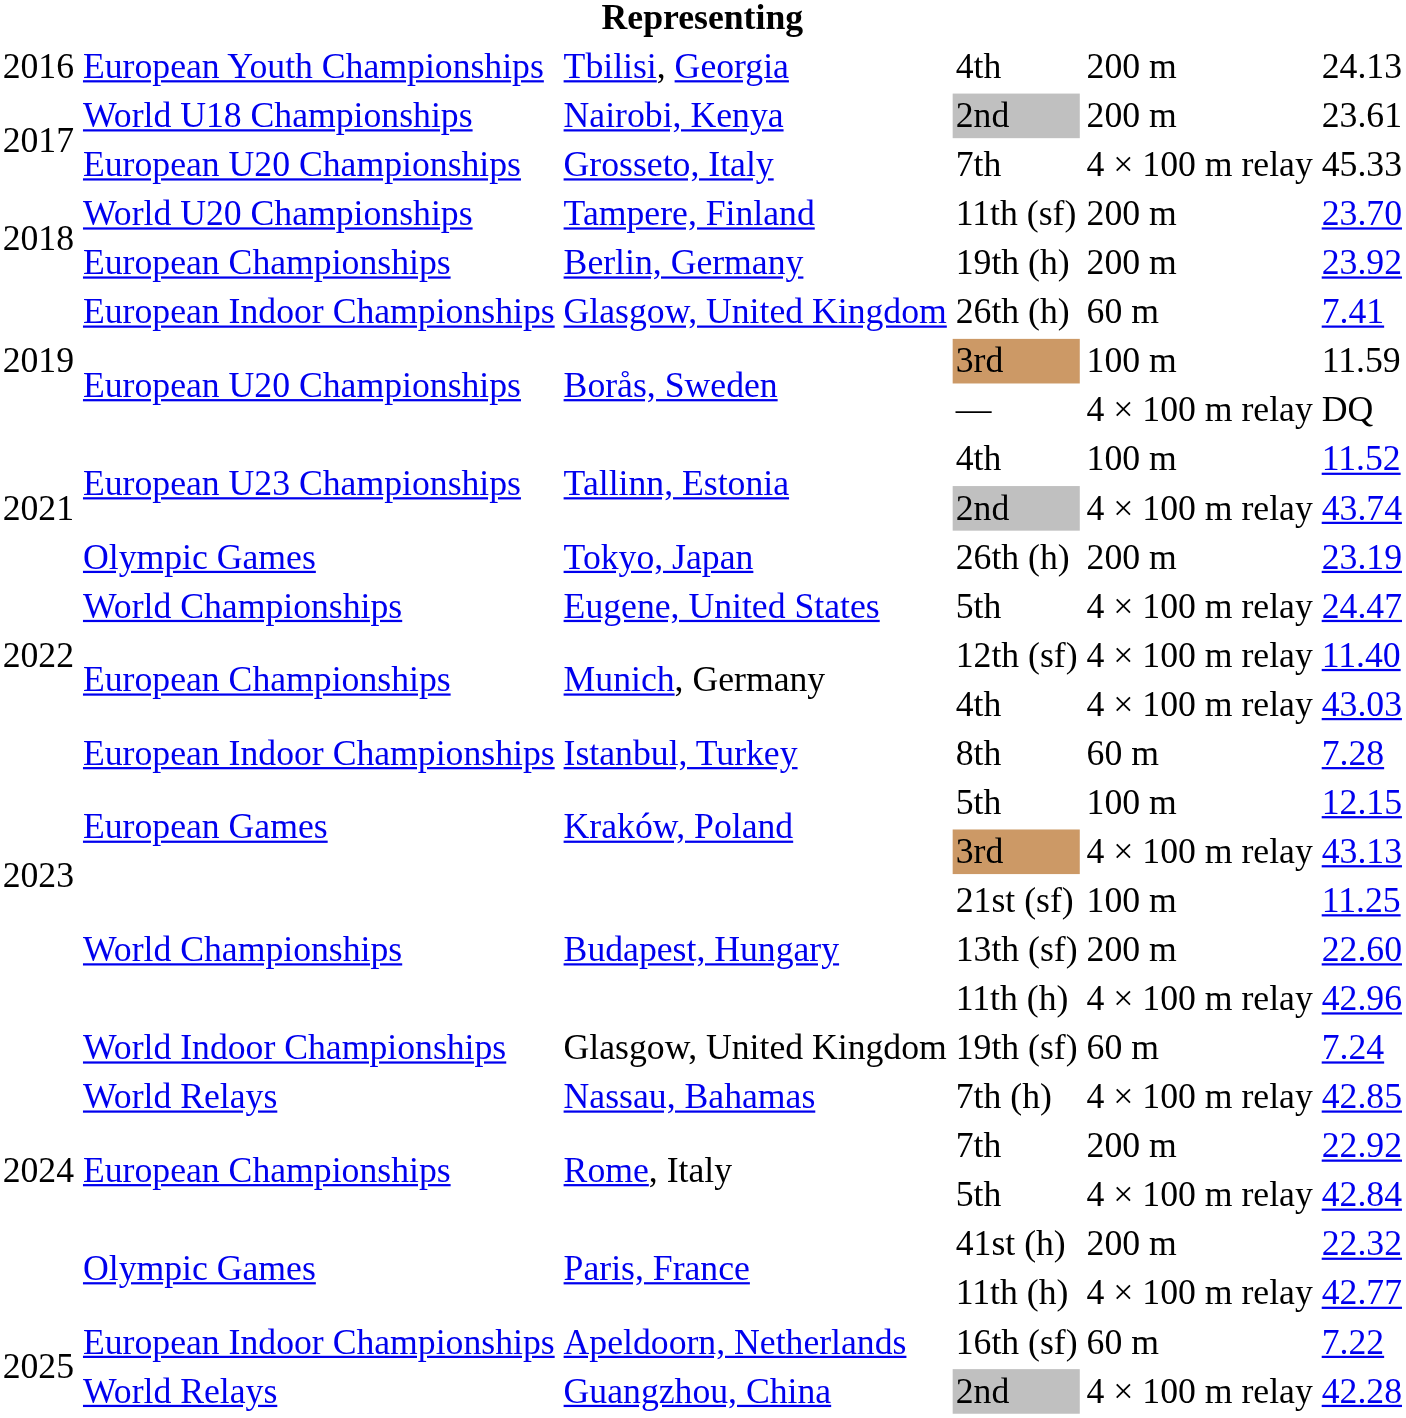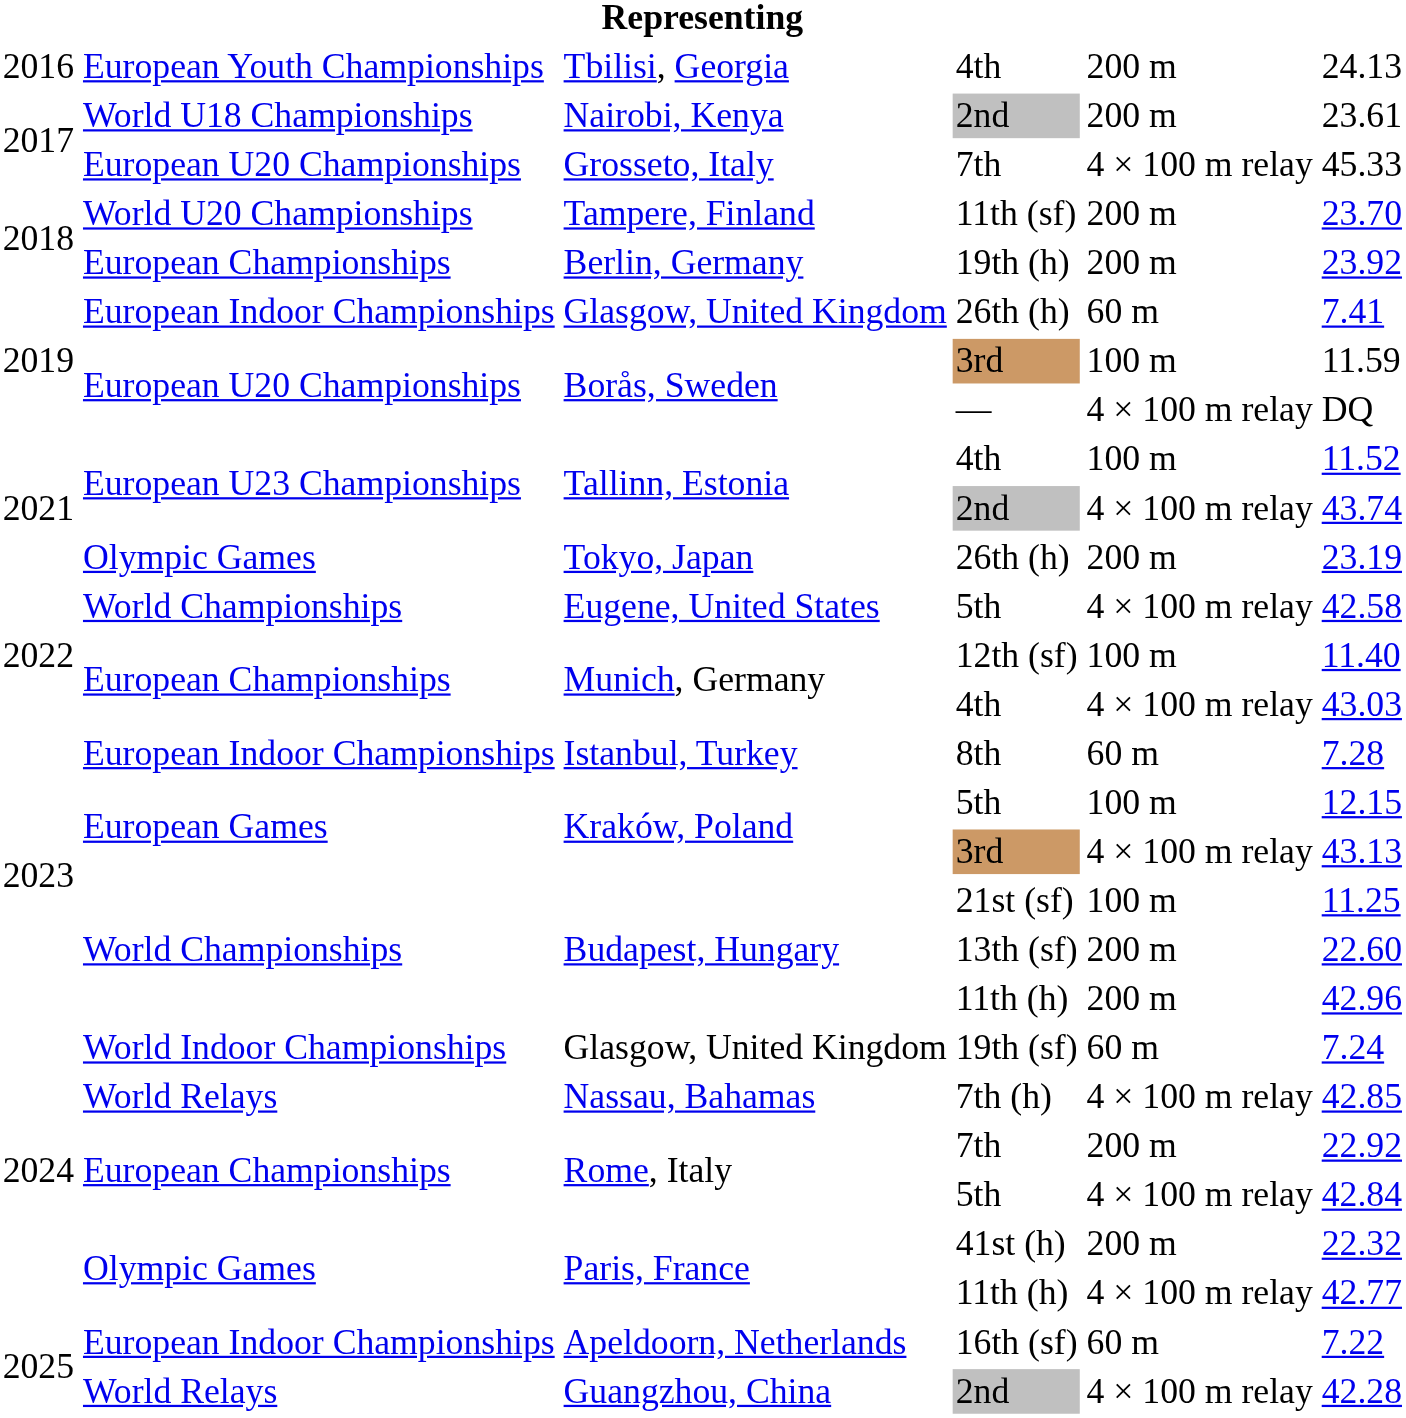(1362, 605) 24.47 -> (1362, 605) 42.58
(1200, 654) 4 × 100 m relay -> (1132, 654) 100 m
(1200, 998) 4 × 100 m relay -> (1132, 998) 200 m
